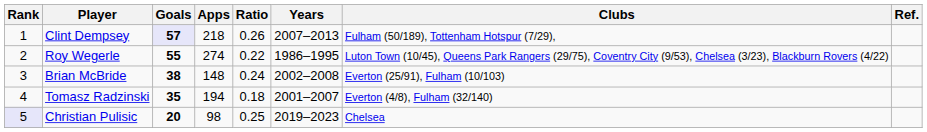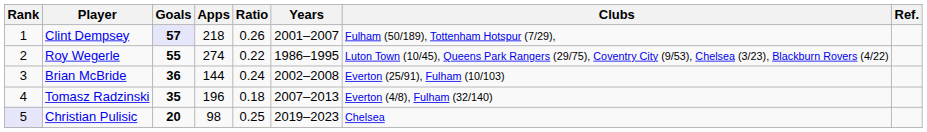(307, 35) 2007–2013 -> (307, 35) 2001–2007
(173, 76) 38 -> (173, 76) 36
(214, 76) 148 -> (214, 76) 144
(214, 96) 194 -> (214, 96) 196
(307, 96) 2001–2007 -> (307, 96) 2007–2013
